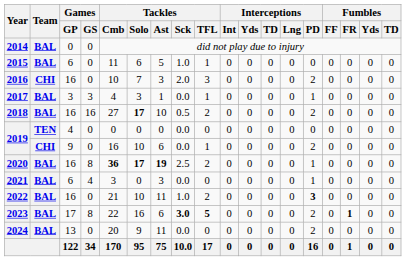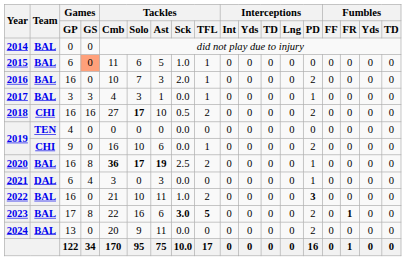(90, 63) no background -> (90, 63) lightsalmon background
(45, 79) CHI -> (45, 79) BAL
(207, 79) 3 -> (207, 79) 1
(45, 113) BAL -> (45, 113) CHI
(45, 180) BAL -> (45, 180) DAL
